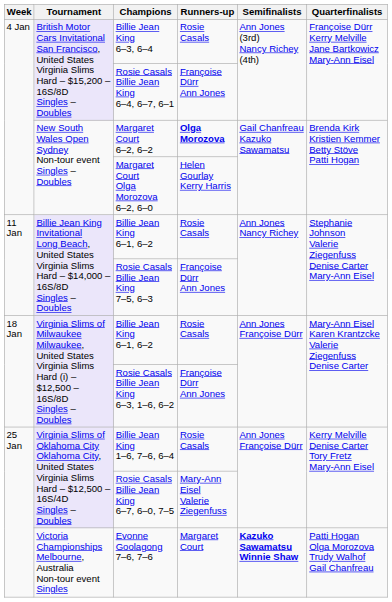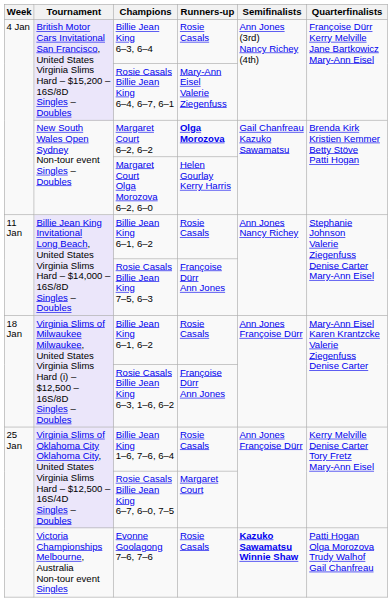(202, 82) Françoise Dürr Ann Jones -> (203, 87) Mary-Ann Eisel Valerie Ziegenfuss
(203, 495) Mary-Ann Eisel Valerie Ziegenfuss -> (199, 484) Margaret Court
(199, 541) Margaret Court -> (195, 541) Rosie Casals
